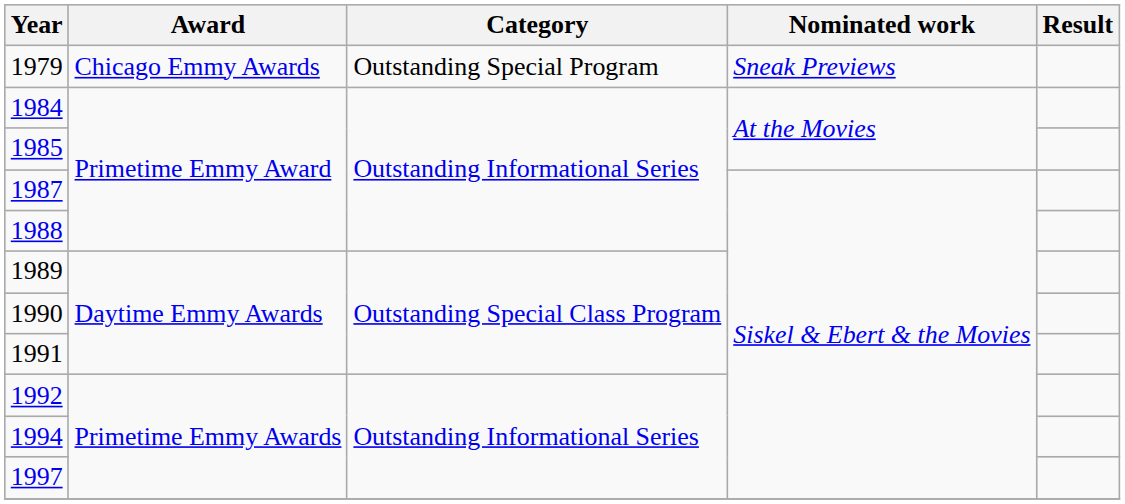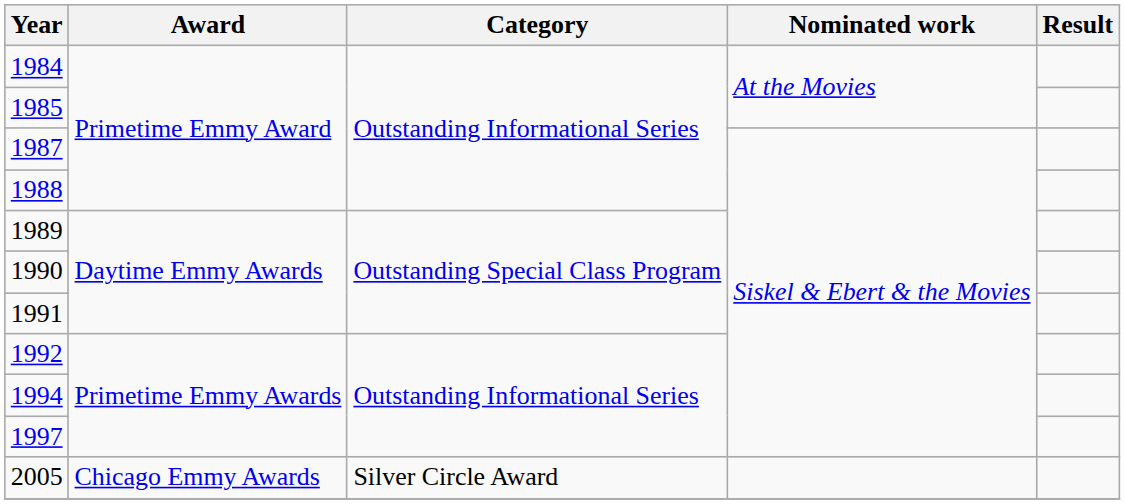- row: (37, 66)
+ row: (37, 477)
